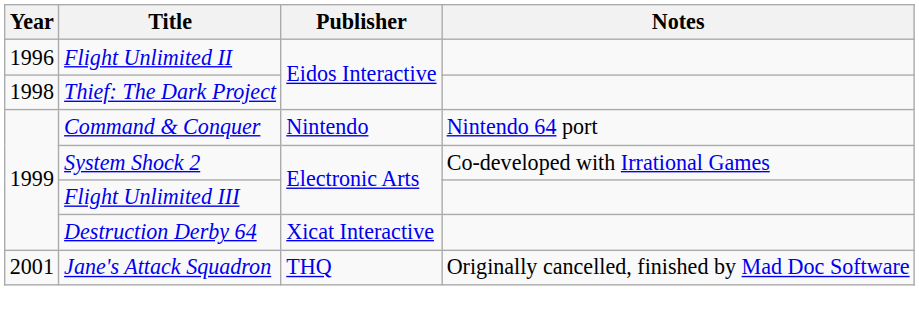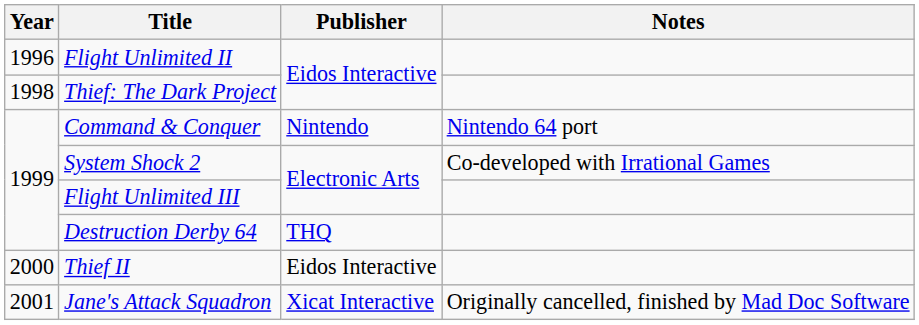(360, 232) Xicat Interactive -> (309, 232) THQ
+ row: (97, 267)
(309, 267) THQ -> (360, 302) Xicat Interactive
